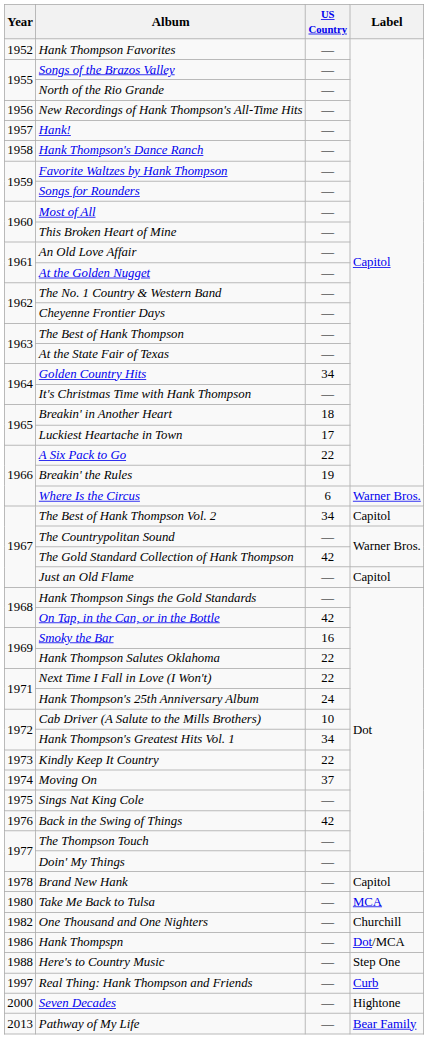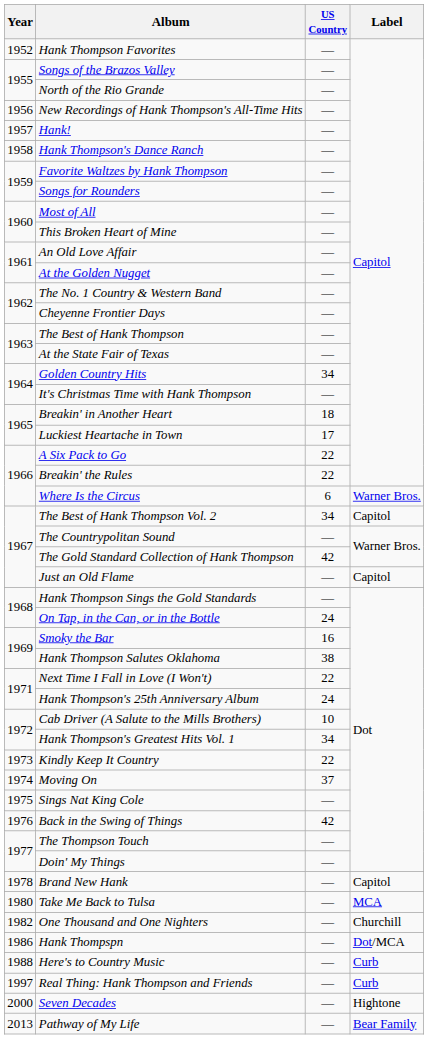(328, 475) 19 -> (328, 475) 22
(328, 617) 42 -> (328, 617) 24
(328, 658) 22 -> (328, 658) 38
(377, 962) Step One -> (366, 962) Curb
